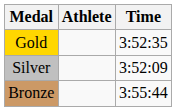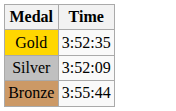- column: (87, 17)
